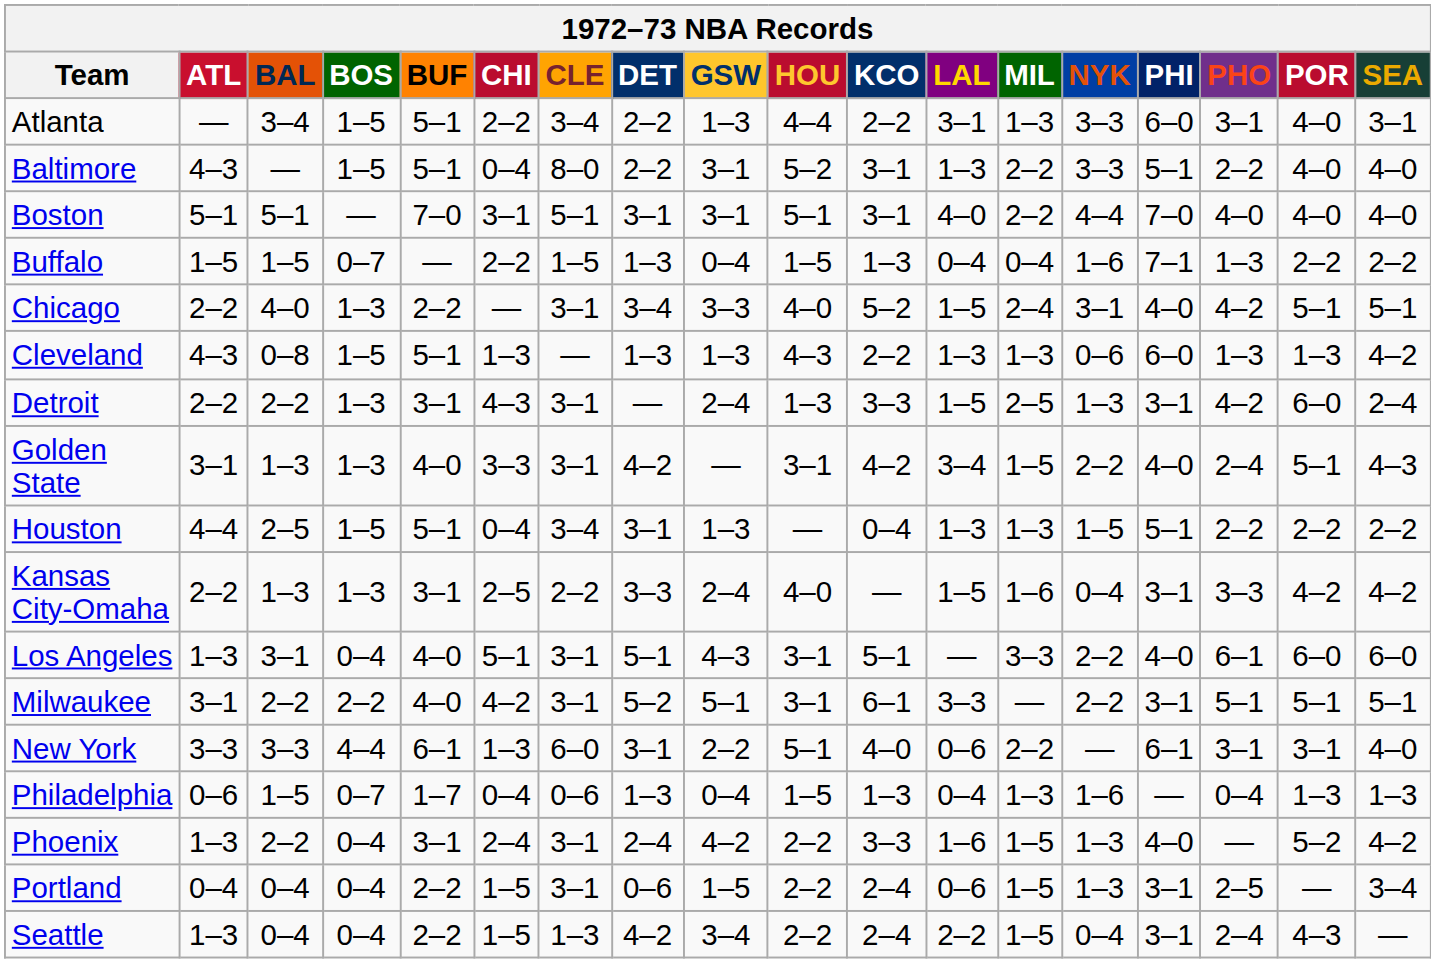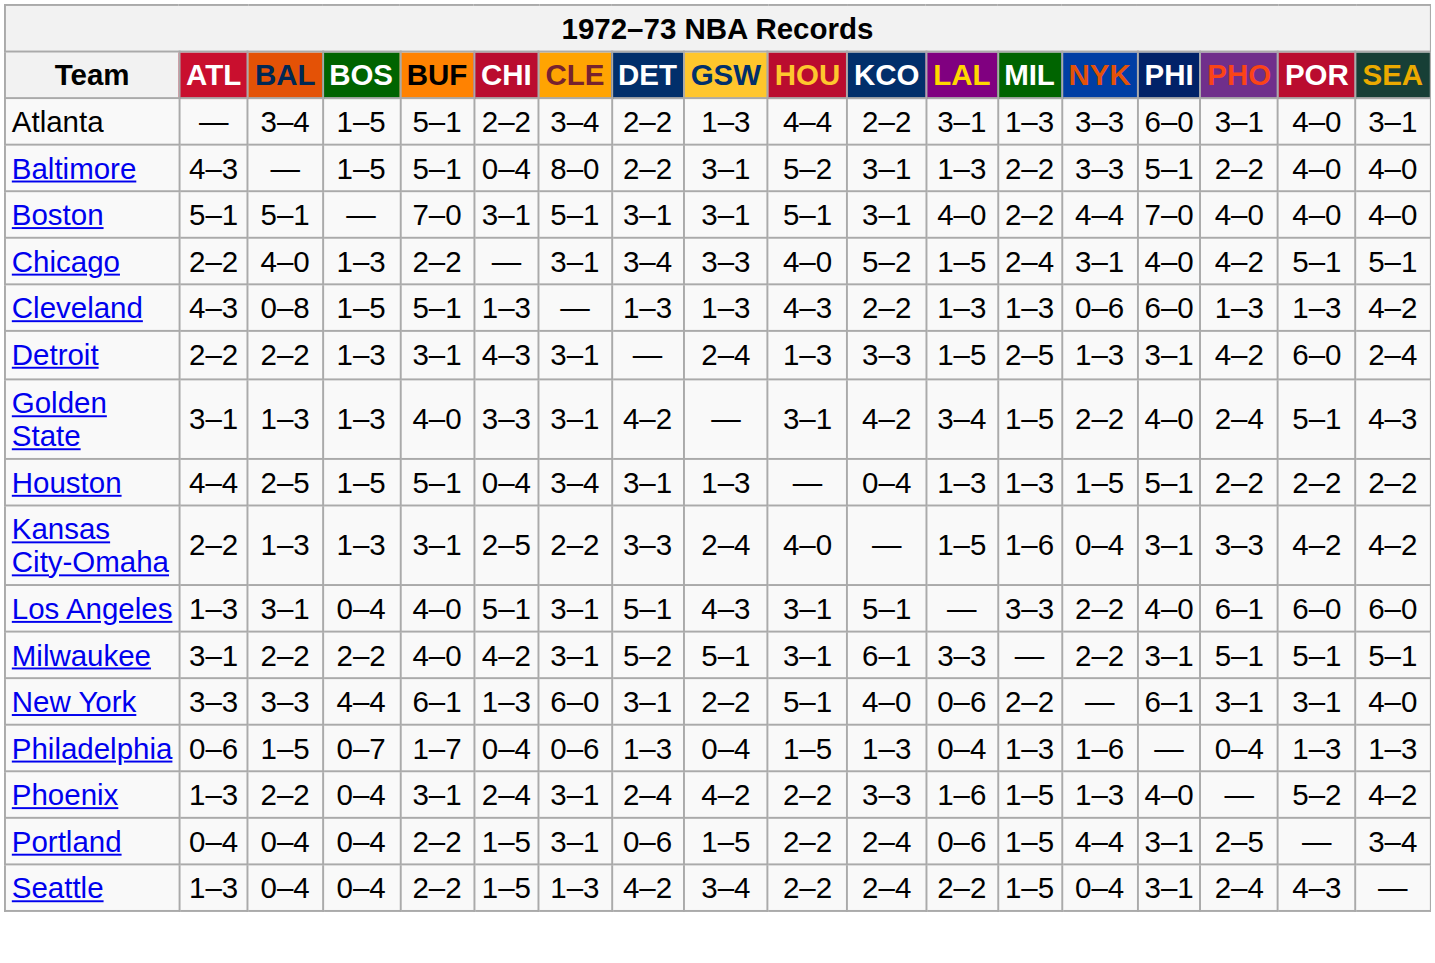- row: (57, 262)
(1100, 888) 1–3 -> (1100, 841) 4–4
